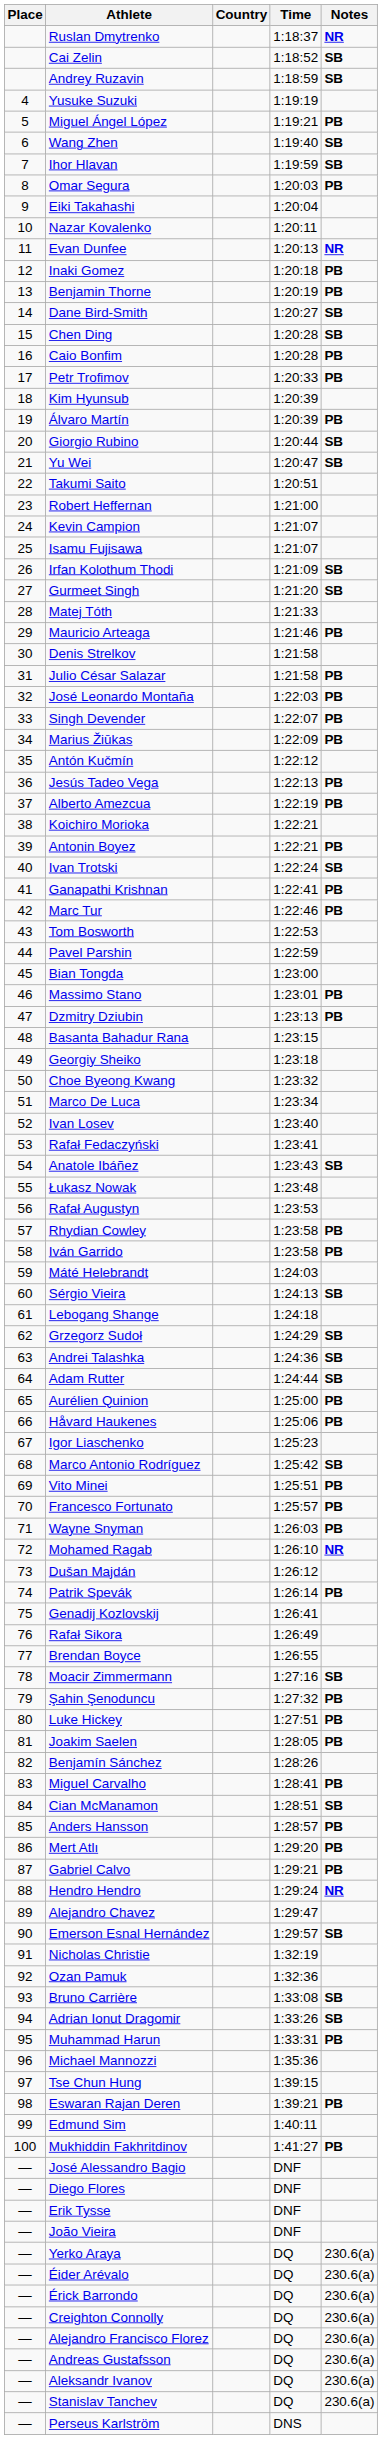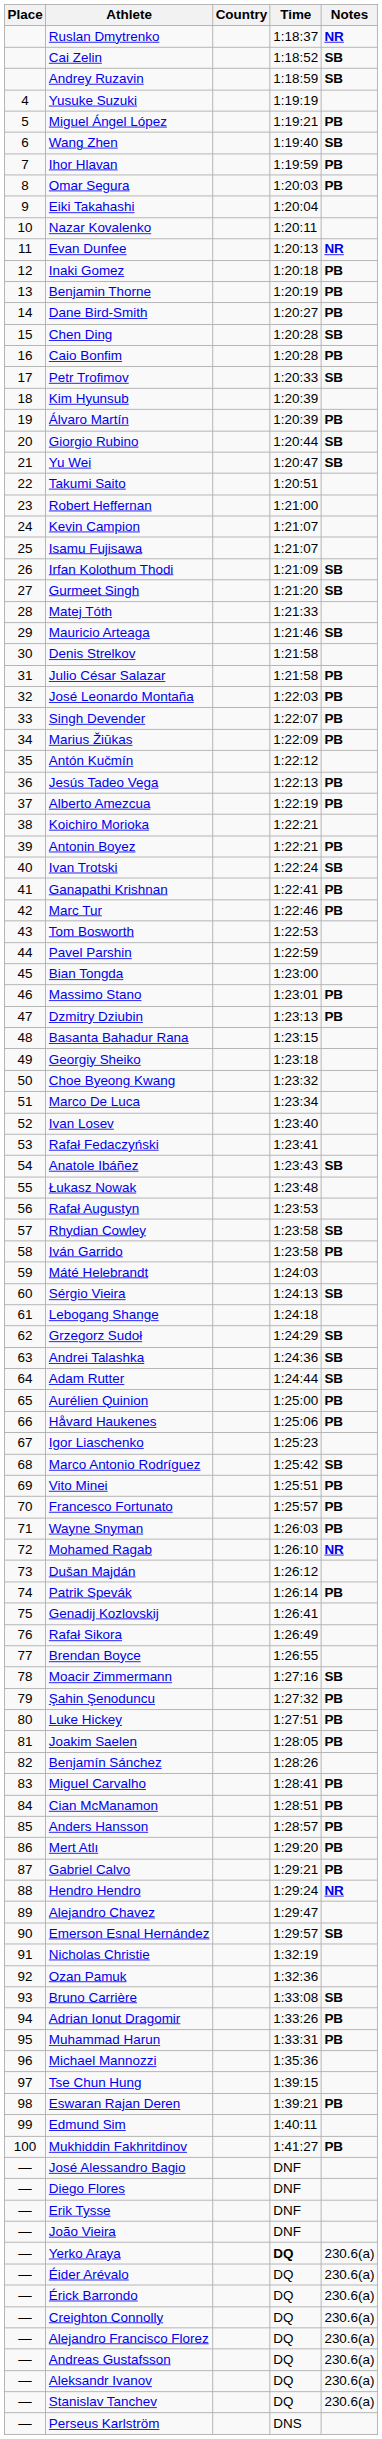(334, 164) SB -> (334, 164) PB
(334, 313) SB -> (334, 313) PB
(334, 377) PB -> (334, 377) SB
(334, 633) PB -> (334, 633) SB
(334, 1230) PB -> (334, 1230) SB
(334, 1805) SB -> (334, 1805) PB
(334, 2018) SB -> (334, 2018) PB
(283, 2253) normal -> (283, 2253) bold
